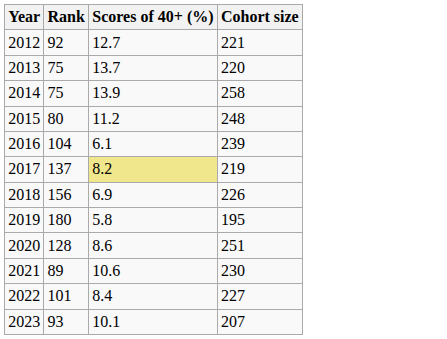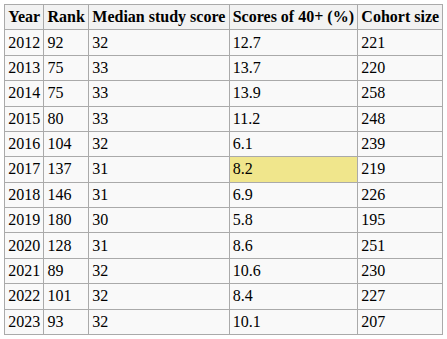+ column: (159, 17)
(60, 194) 156 -> (60, 194) 146
